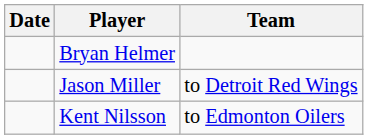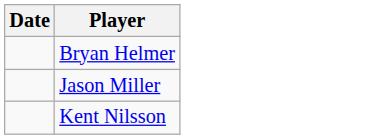- column: (271, 20)
